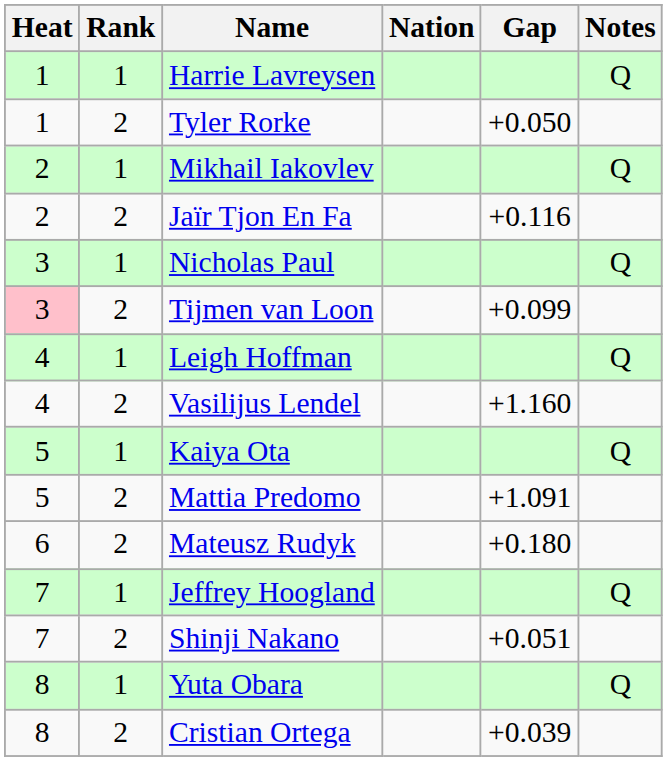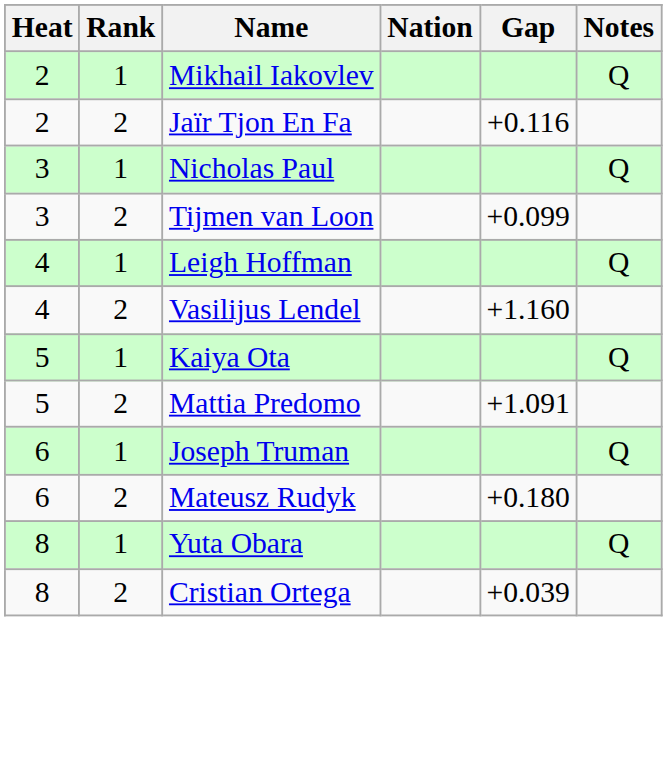- row: (272, 74)
- row: (240, 121)
(42, 309) pink background -> (42, 215) no background
+ row: (259, 450)
- row: (272, 591)
- row: (254, 638)
